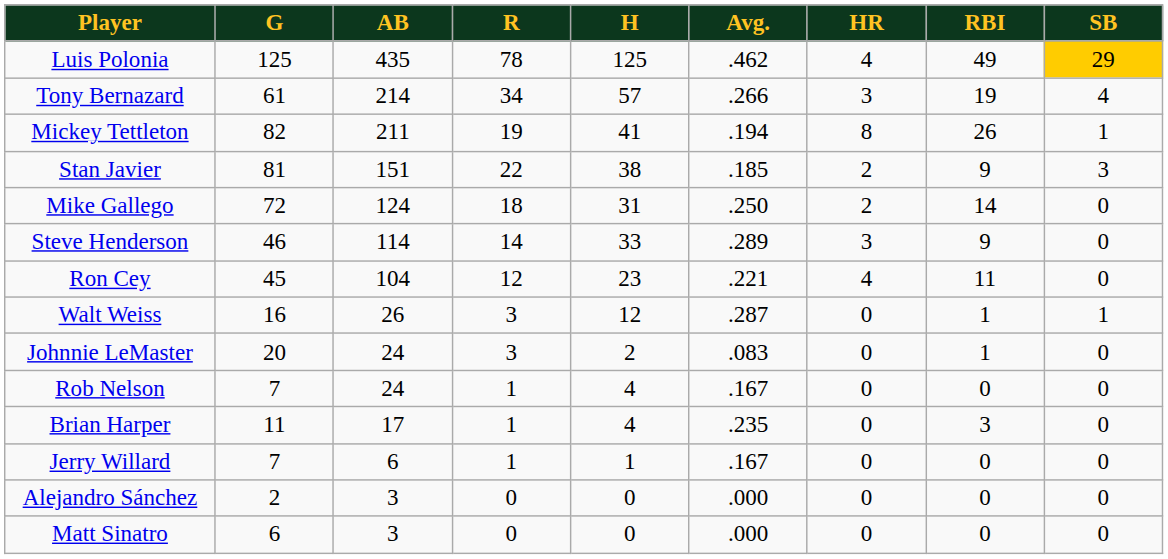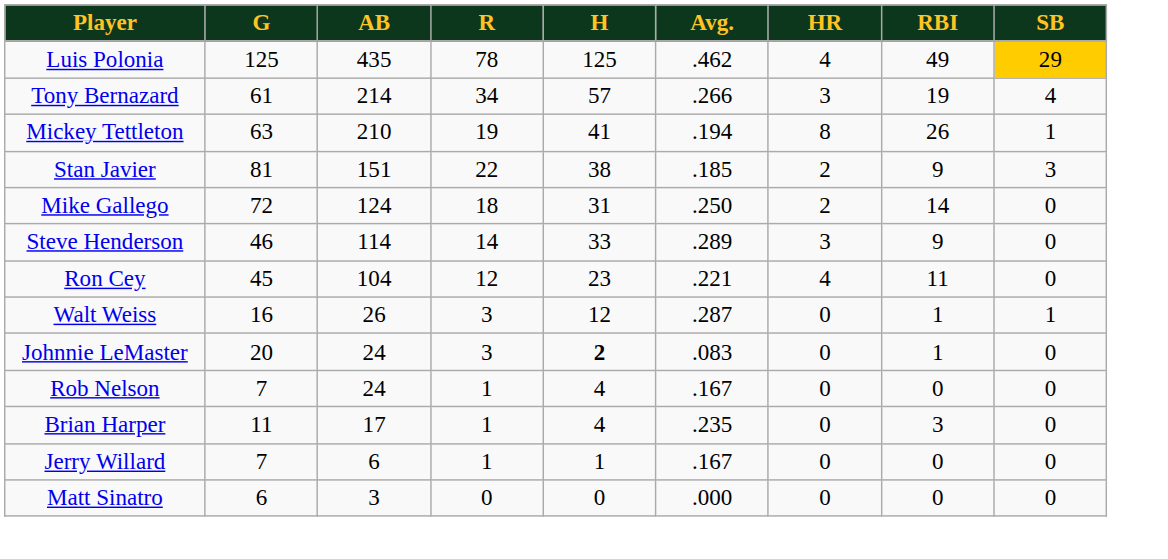(274, 132) 82 -> (261, 132) 63
(393, 132) 211 -> (374, 132) 210
(630, 351) normal -> (600, 351) bold
- row: (110, 497)
